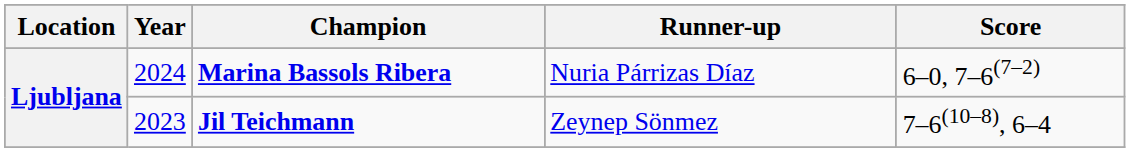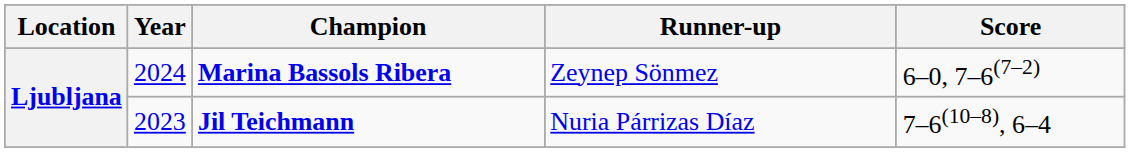(652, 72) Nuria Párrizas Díaz -> (634, 72) Zeynep Sönmez
(634, 122) Zeynep Sönmez -> (652, 122) Nuria Párrizas Díaz
